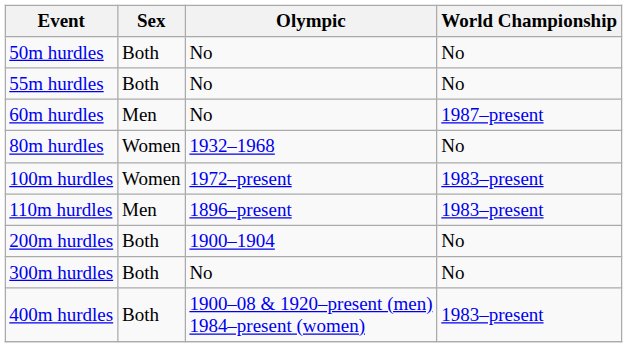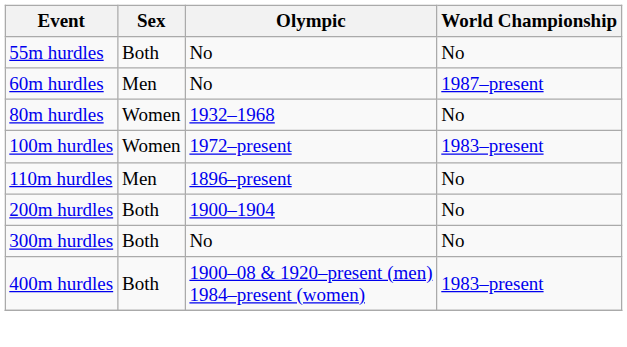- row: (56, 52)
(492, 209) 1983–present -> (453, 177) No
